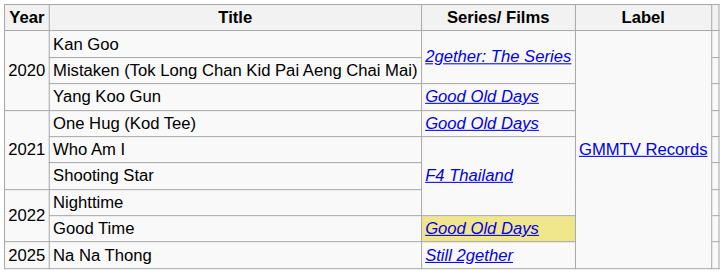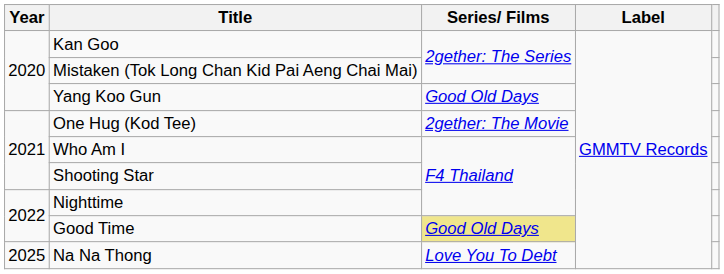(482, 123) Good Old Days -> (497, 123) 2gether: The Movie
(469, 255) Still 2gether -> (491, 255) Love You To Debt
